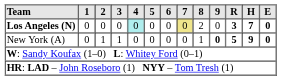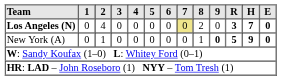(103, 25) 0 -> (103, 25) 4
(136, 25) paleturquoise background -> (136, 25) no background
(119, 40) 1 -> (119, 40) 0
